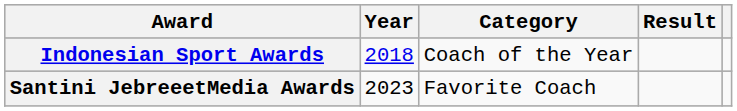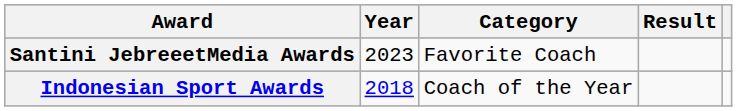rows swapped: (182, 55) <-> (182, 88)
